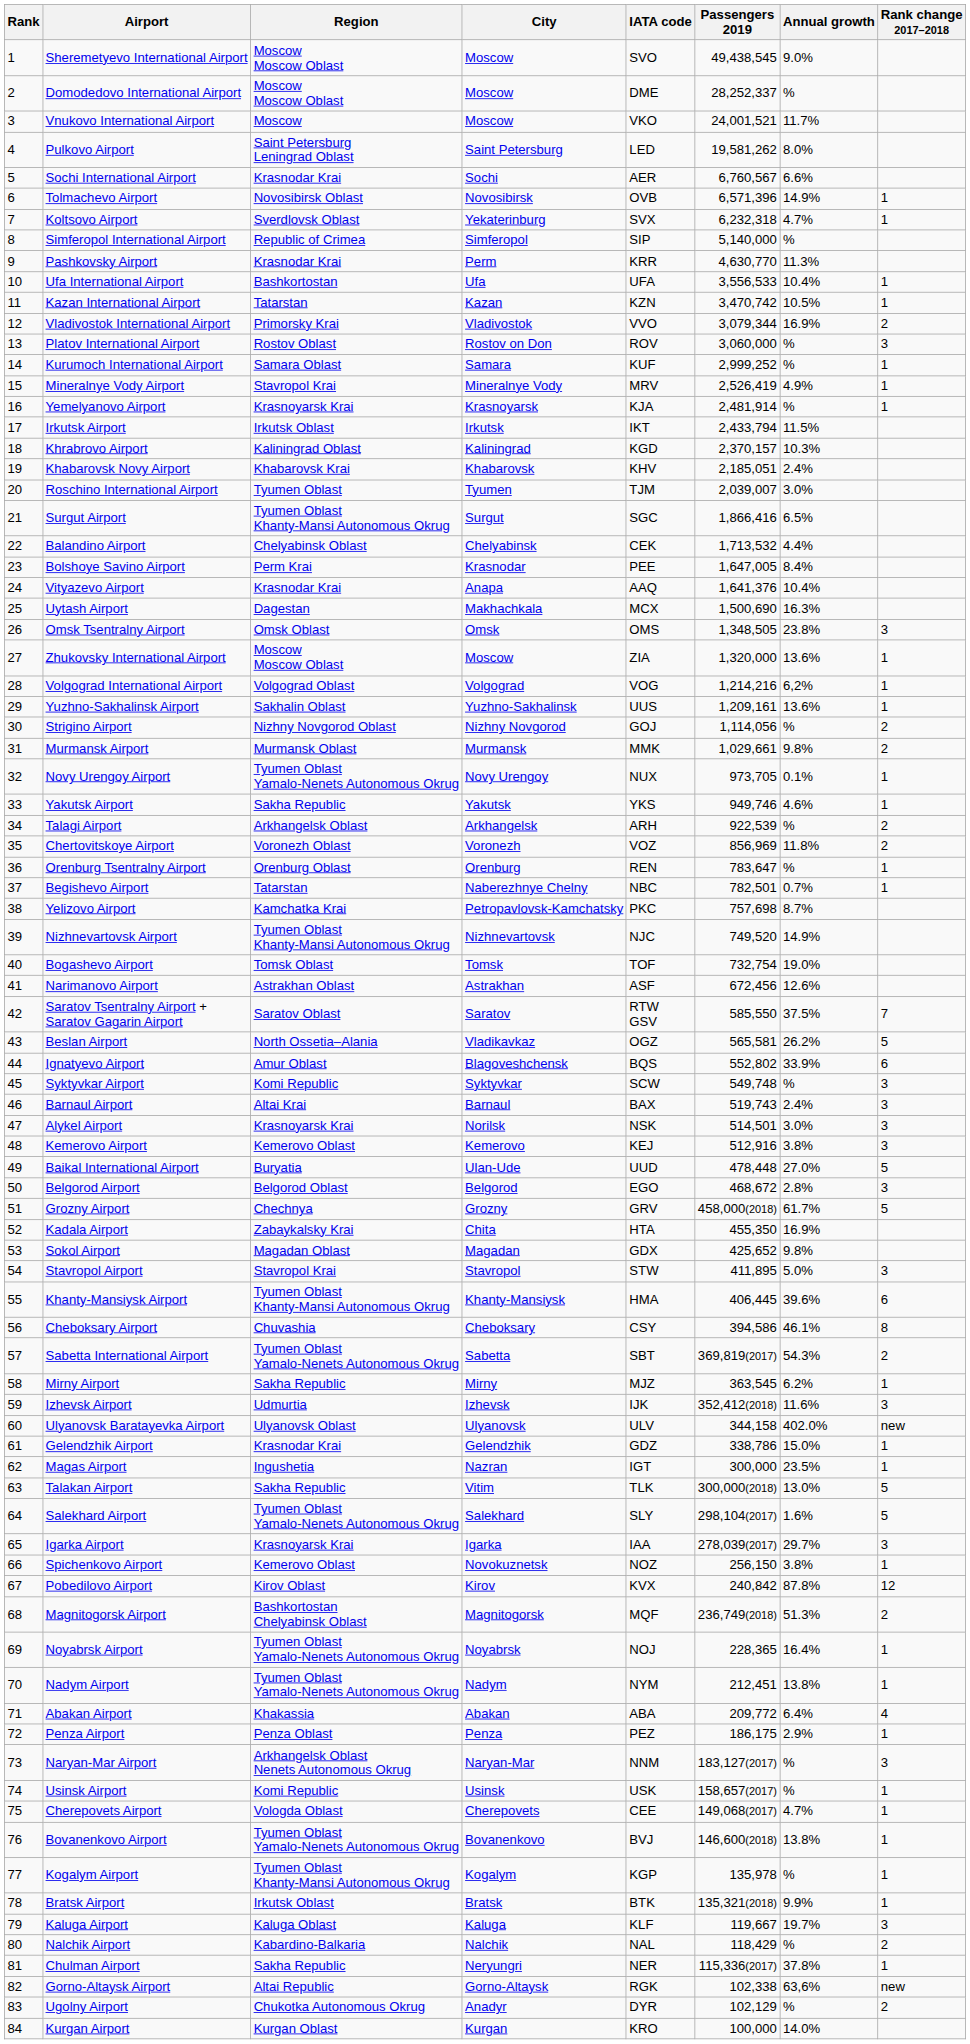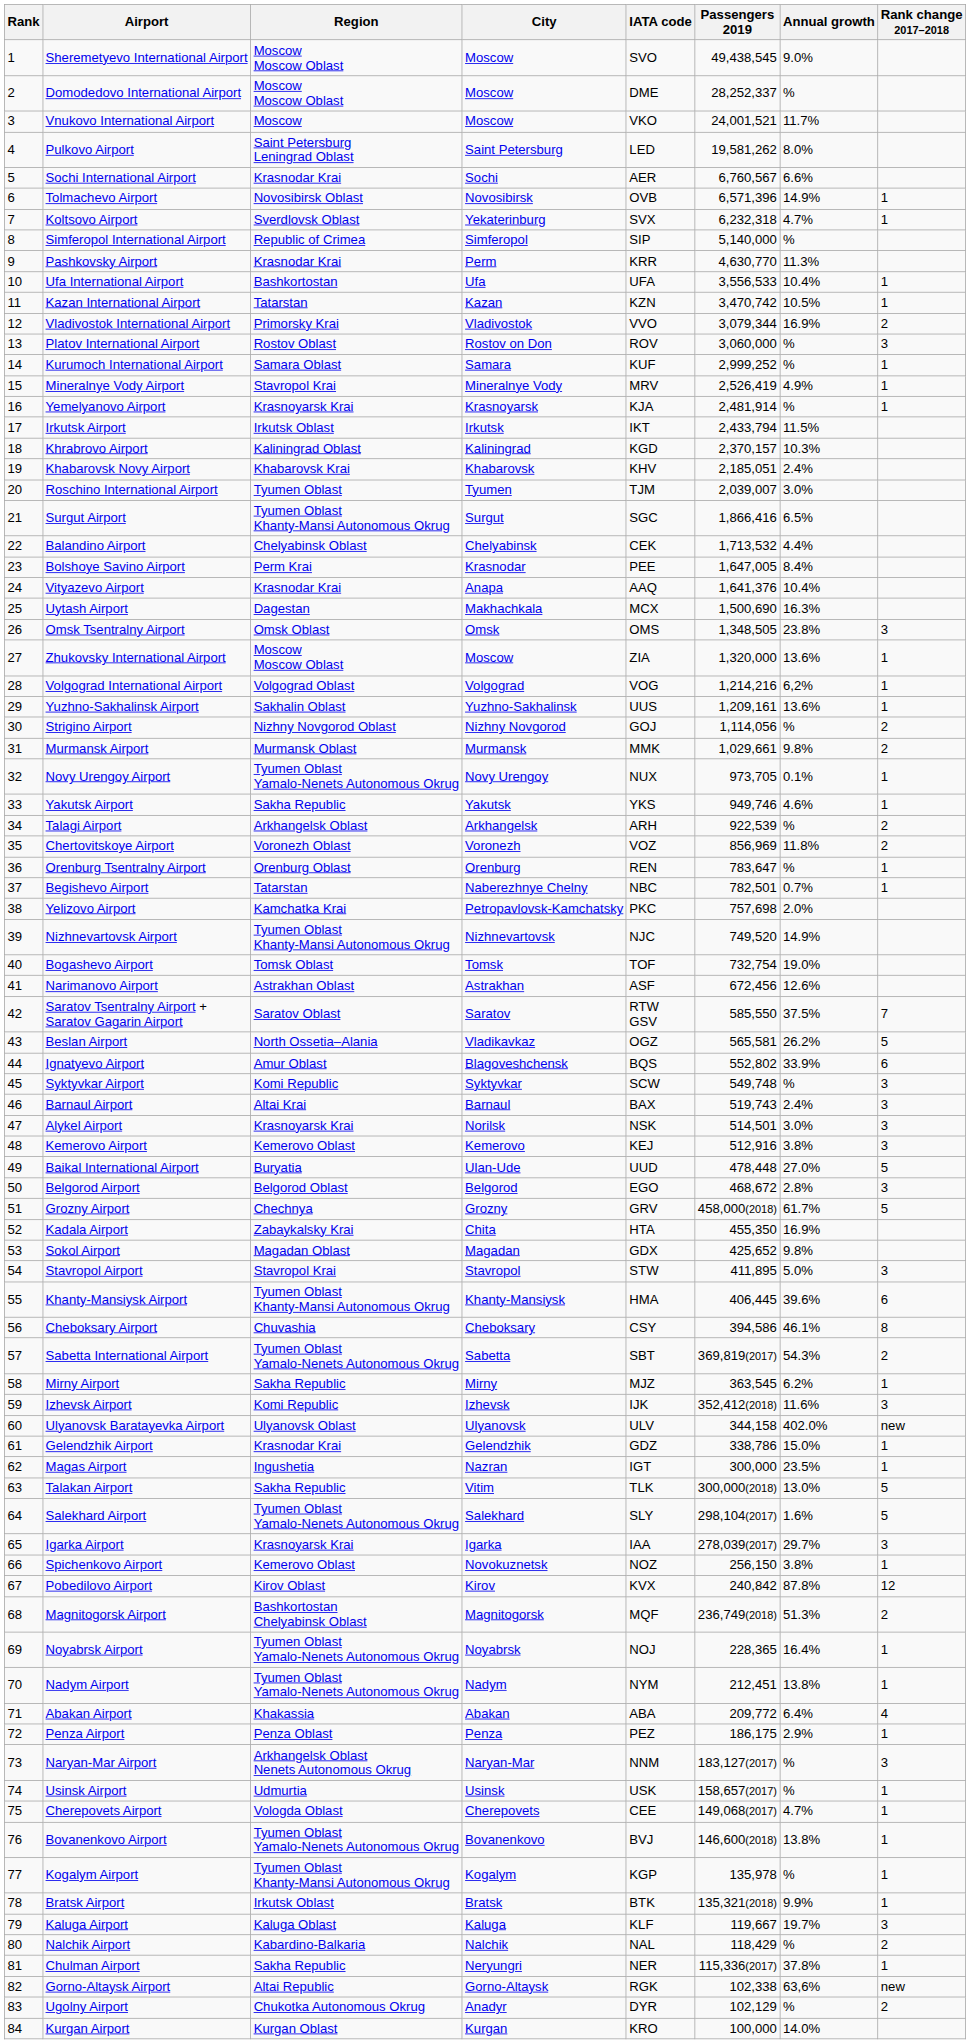(798, 908) 8.7% -> (798, 908) 2.0%
(280, 1404) Udmurtia -> (296, 1404) Komi Republic
(296, 1790) Komi Republic -> (280, 1790) Udmurtia
